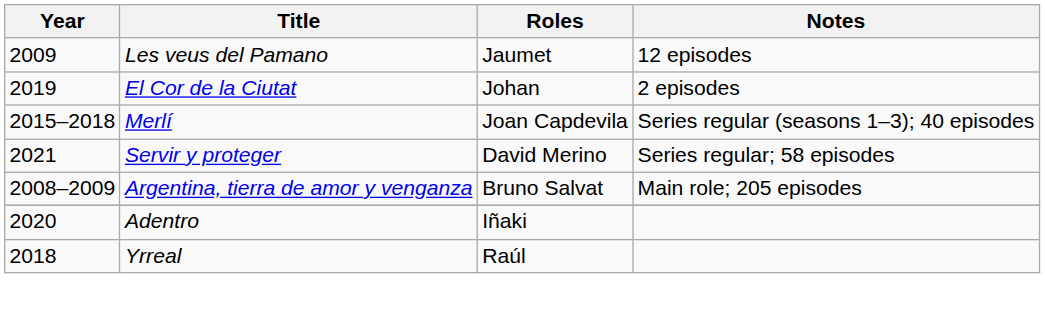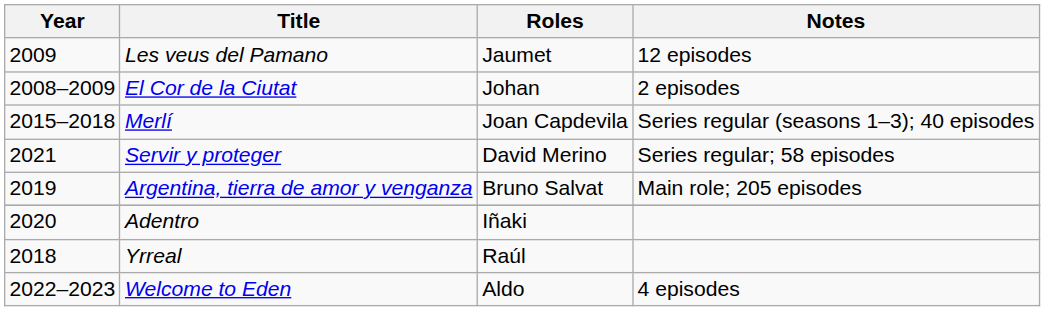(33, 88) 2019 -> (62, 88) 2008–2009
(62, 188) 2008–2009 -> (33, 188) 2019
+ row: (208, 289)
